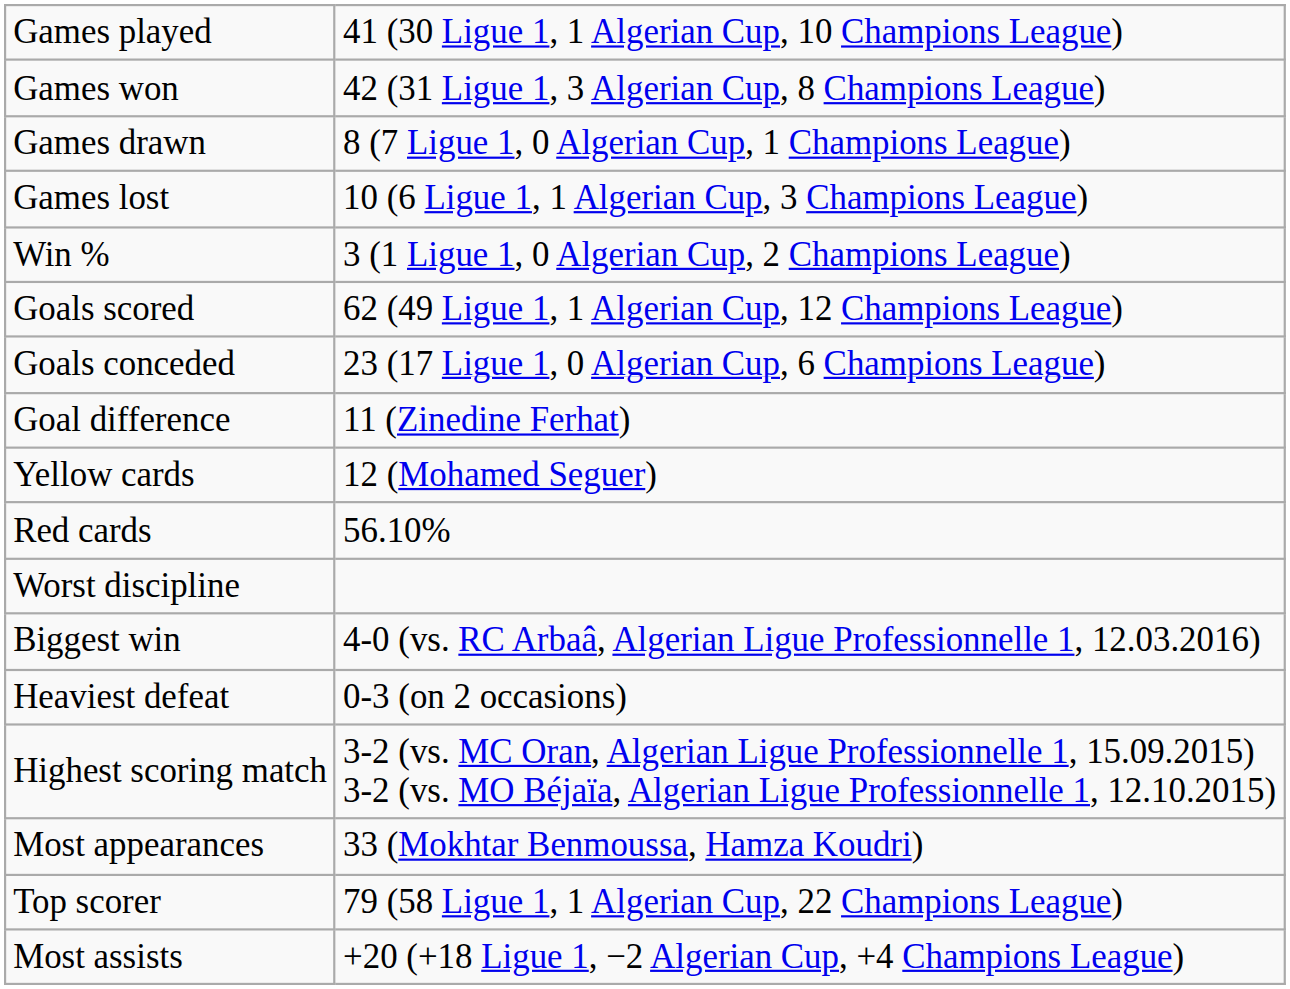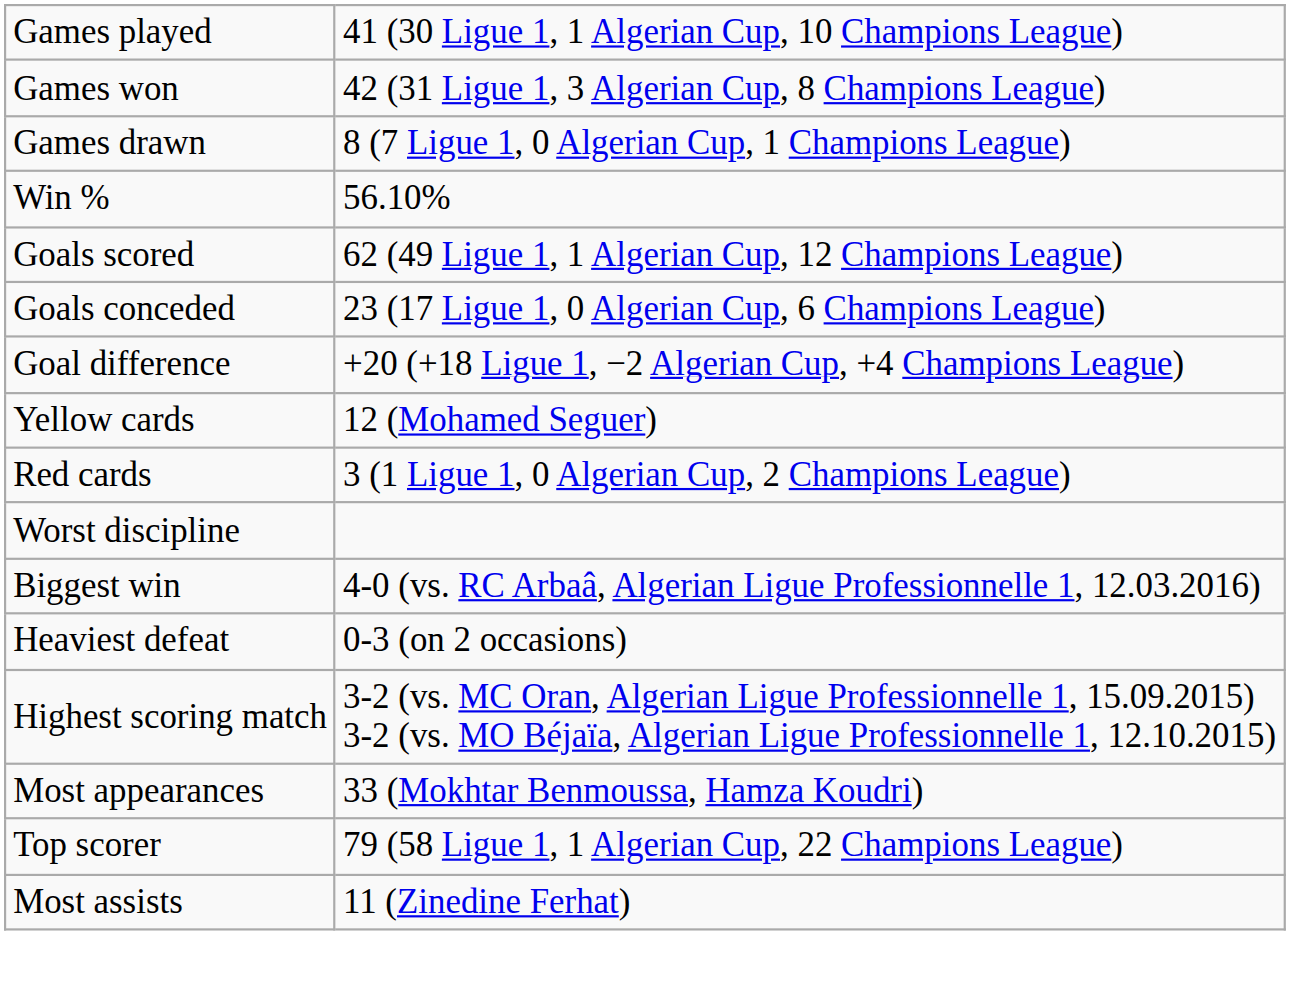- row: (91, 198)
(707, 253) 3 (1 Ligue 1, 0 Algerian Cup, 2 Champions League) -> (397, 198) 56.10%
(487, 419) 11 (Zinedine Ferhat) -> (764, 364) +20 (+18 Ligue 1, −2 Algerian Cup, +4 Champions League)
(397, 530) 56.10% -> (707, 474) 3 (1 Ligue 1, 0 Algerian Cup, 2 Champions League)
(764, 956) +20 (+18 Ligue 1, −2 Algerian Cup, +4 Champions League) -> (487, 901) 11 (Zinedine Ferhat)
